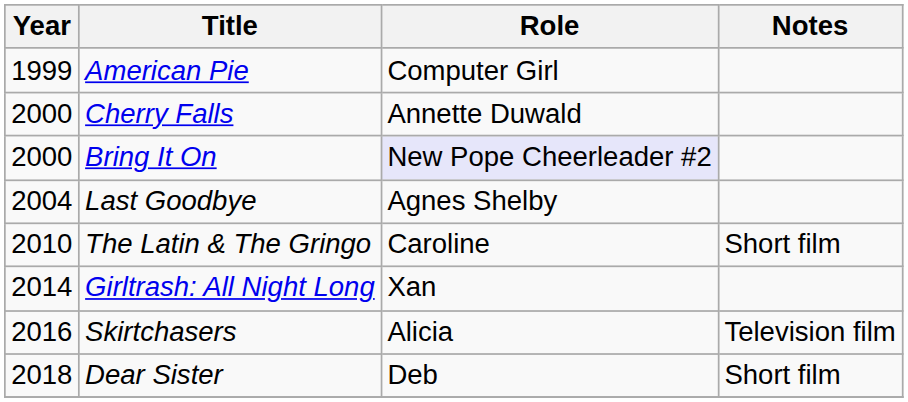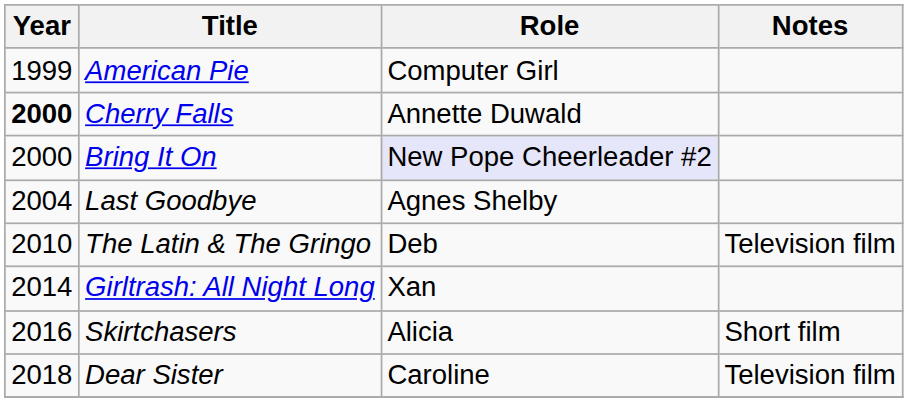(42, 113) normal -> (42, 113) bold
(439, 244) Caroline -> (413, 244) Deb
(783, 244) Short film -> (810, 244) Television film
(810, 331) Television film -> (783, 331) Short film
(413, 375) Deb -> (439, 375) Caroline
(783, 375) Short film -> (810, 375) Television film
